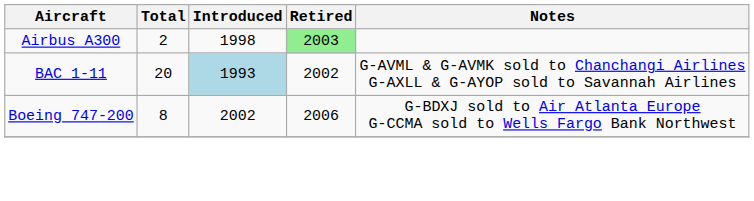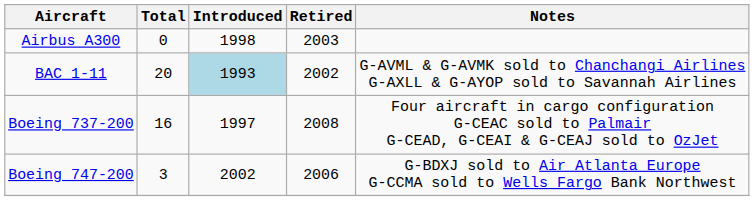(163, 41) 2 -> (163, 41) 0
(321, 41) lightgreen background -> (321, 41) no background
+ row: (71, 124)
(163, 116) 8 -> (163, 175) 3
